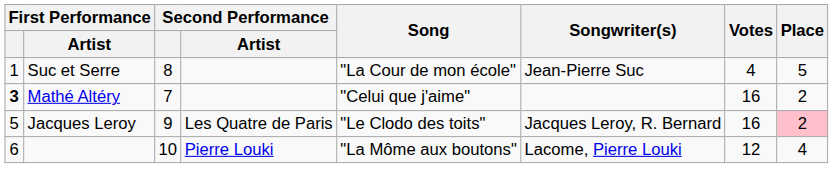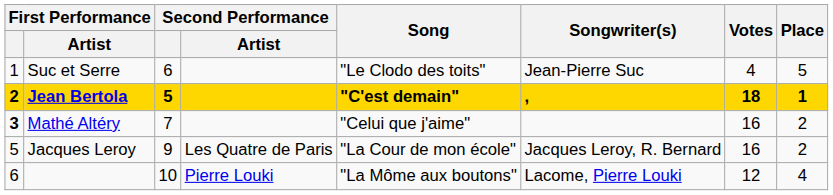(168, 70) 8 -> (168, 70) 6
(428, 70) "La Cour de mon école" -> (413, 70) "Le Clodo des toits"
+ row: (78, 96)
(413, 123) "Le Clodo des toits" -> (428, 149) "La Cour de mon école"
(802, 123) pink background -> (802, 149) no background
